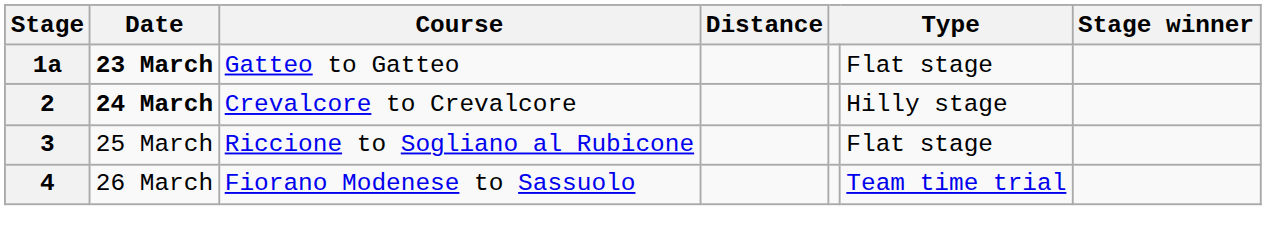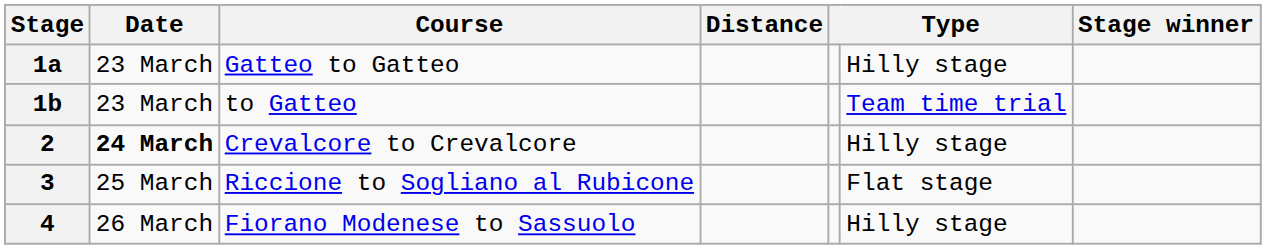(154, 65) bold -> (154, 65) normal
(920, 65) Flat stage -> (927, 65) Hilly stage
+ row: (47, 105)
(956, 184) Team time trial -> (927, 224) Hilly stage
